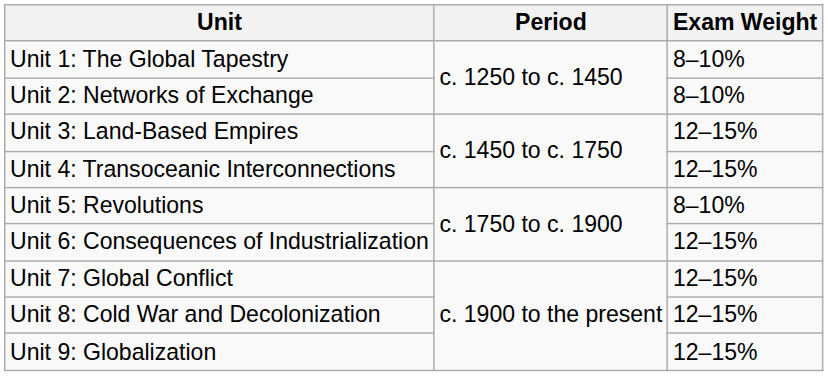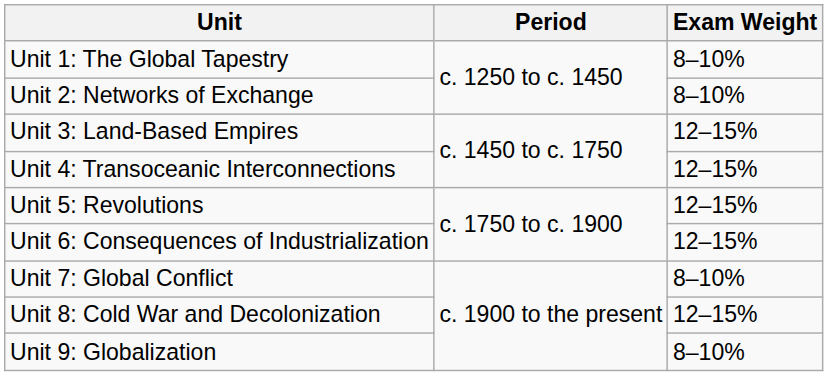(709, 205) 8–10% -> (715, 205) 12–15%
(715, 278) 12–15% -> (709, 278) 8–10%
(715, 351) 12–15% -> (709, 351) 8–10%
